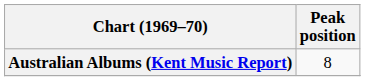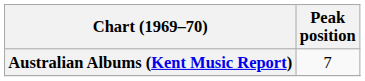(328, 62) 8 -> (328, 62) 7
